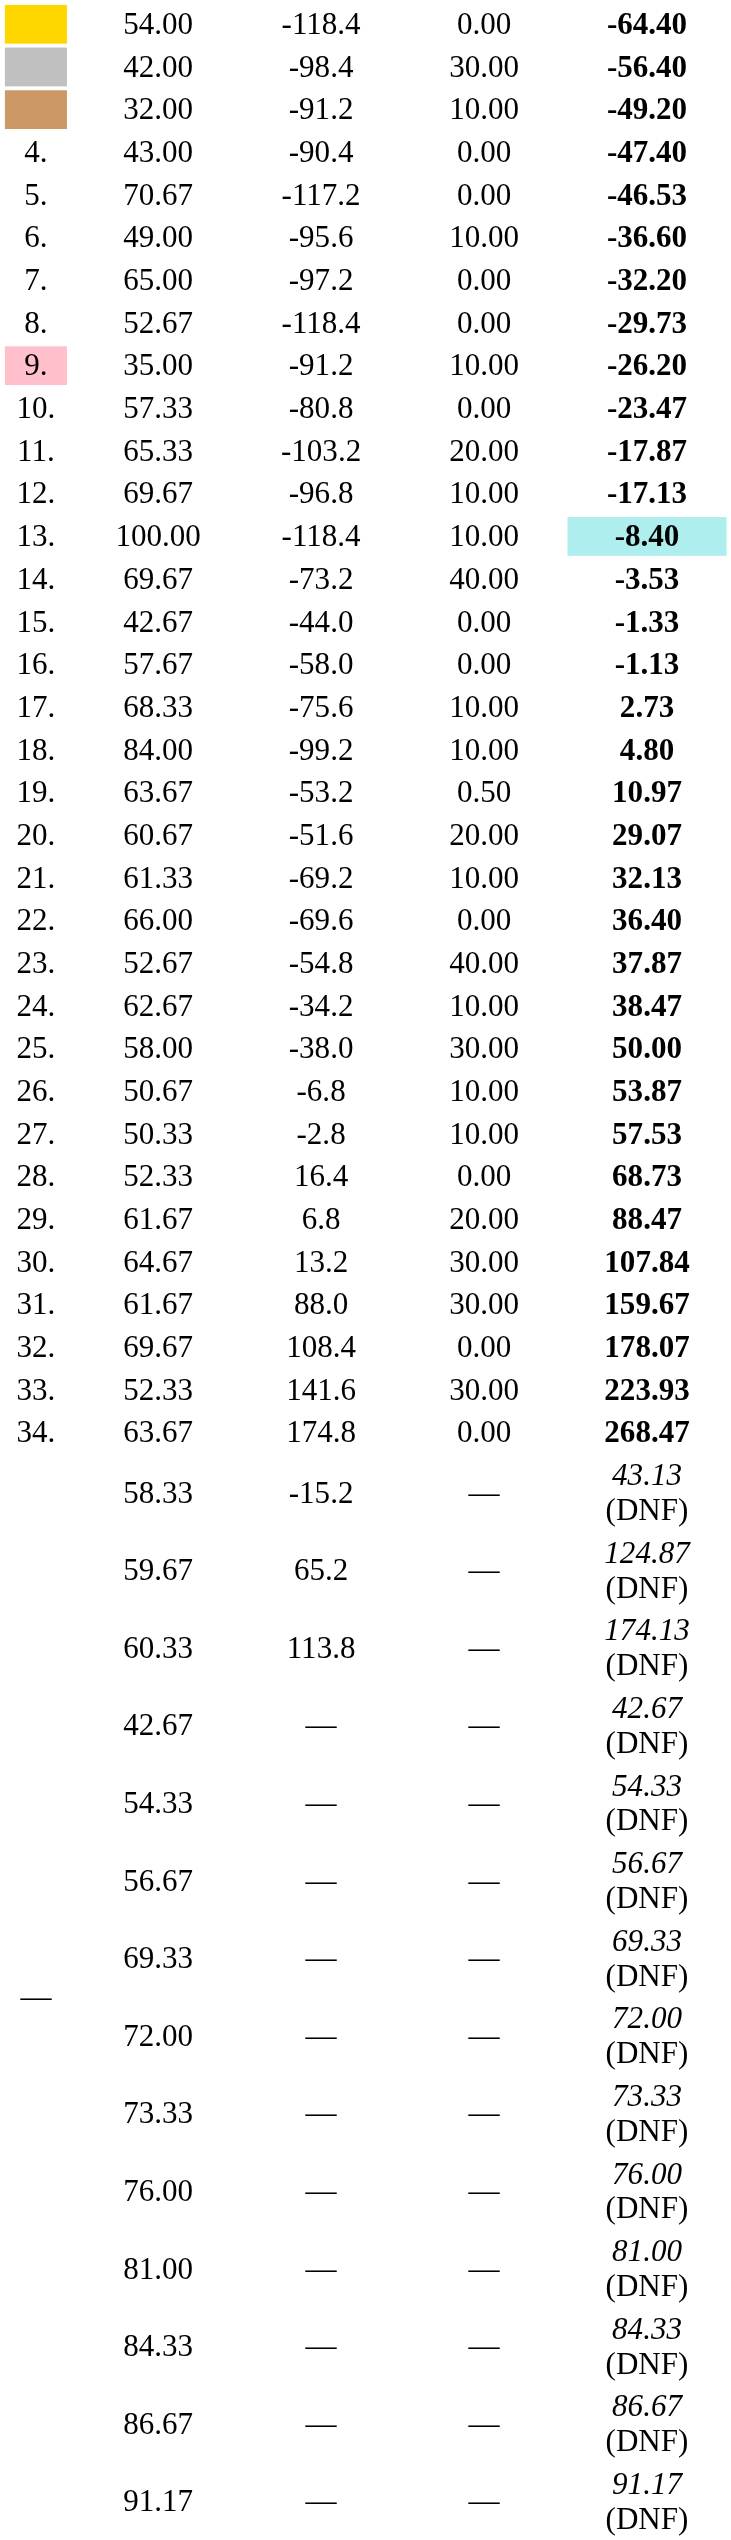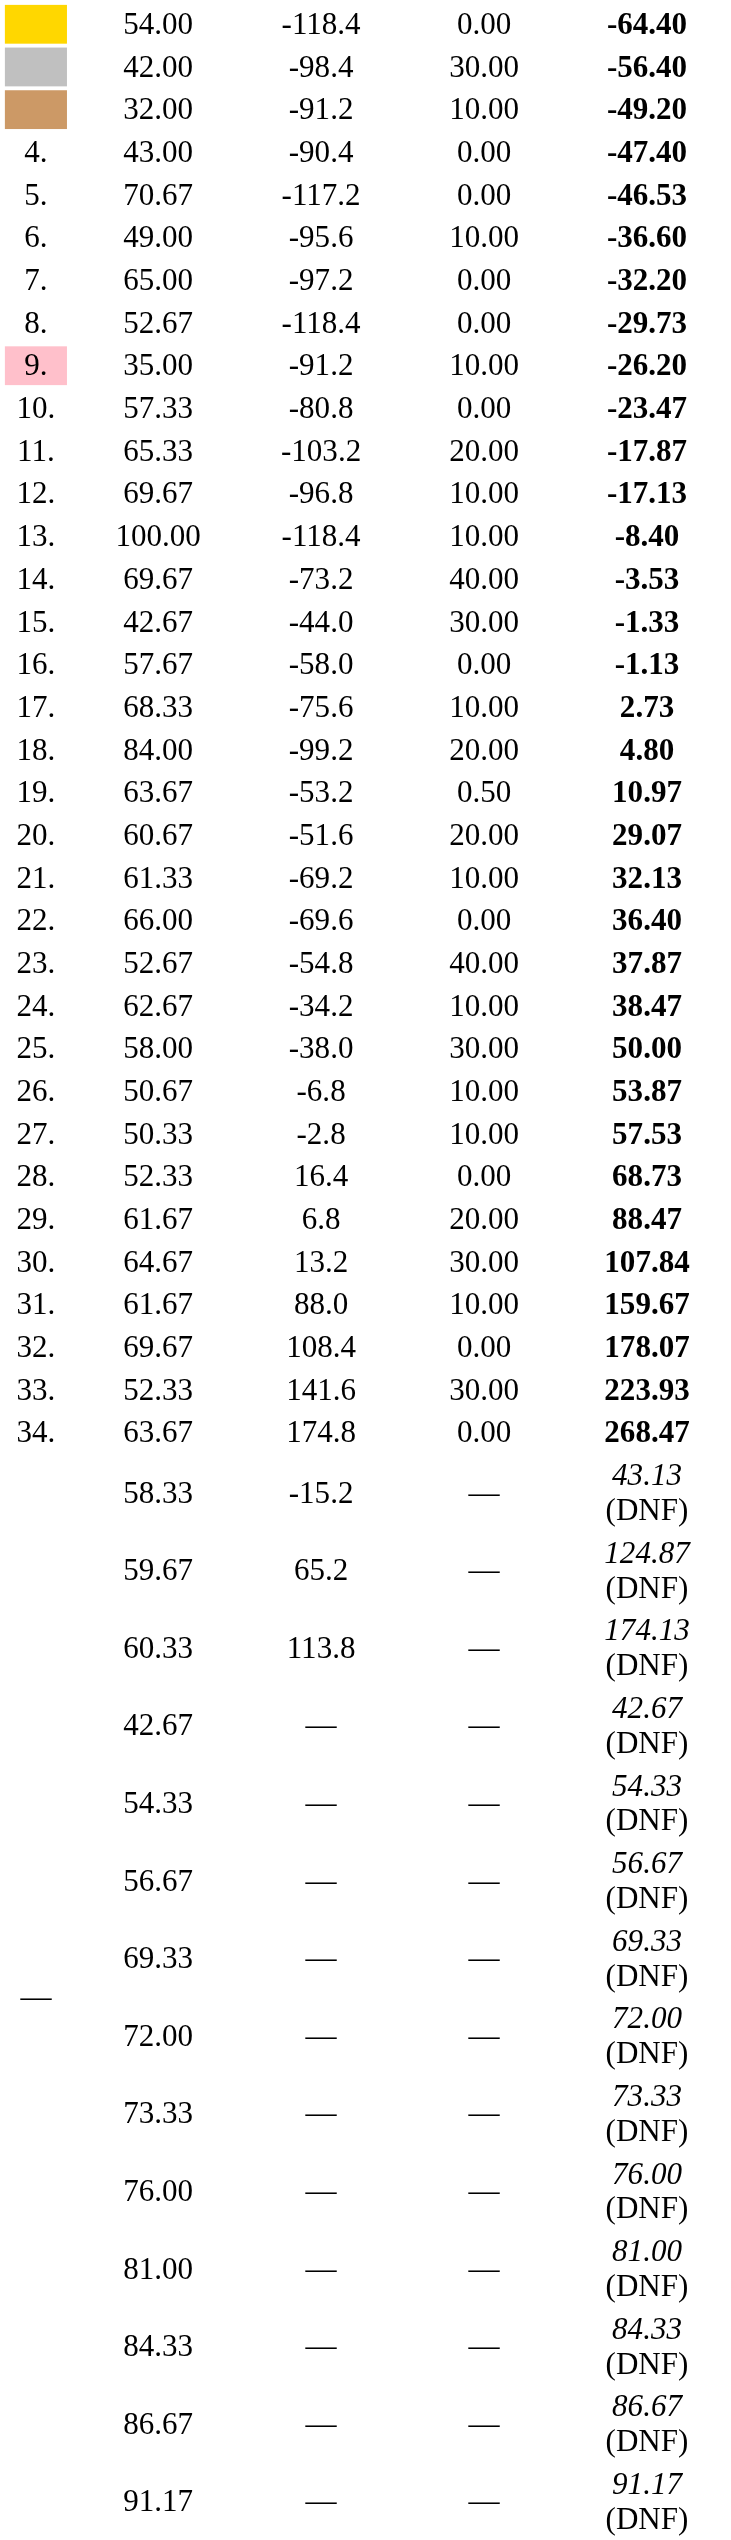(647, 535) paleturquoise background -> (647, 535) no background
(484, 621) 0.00 -> (484, 621) 30.00
(484, 749) 10.00 -> (484, 749) 20.00
(484, 1304) 30.00 -> (484, 1304) 10.00
